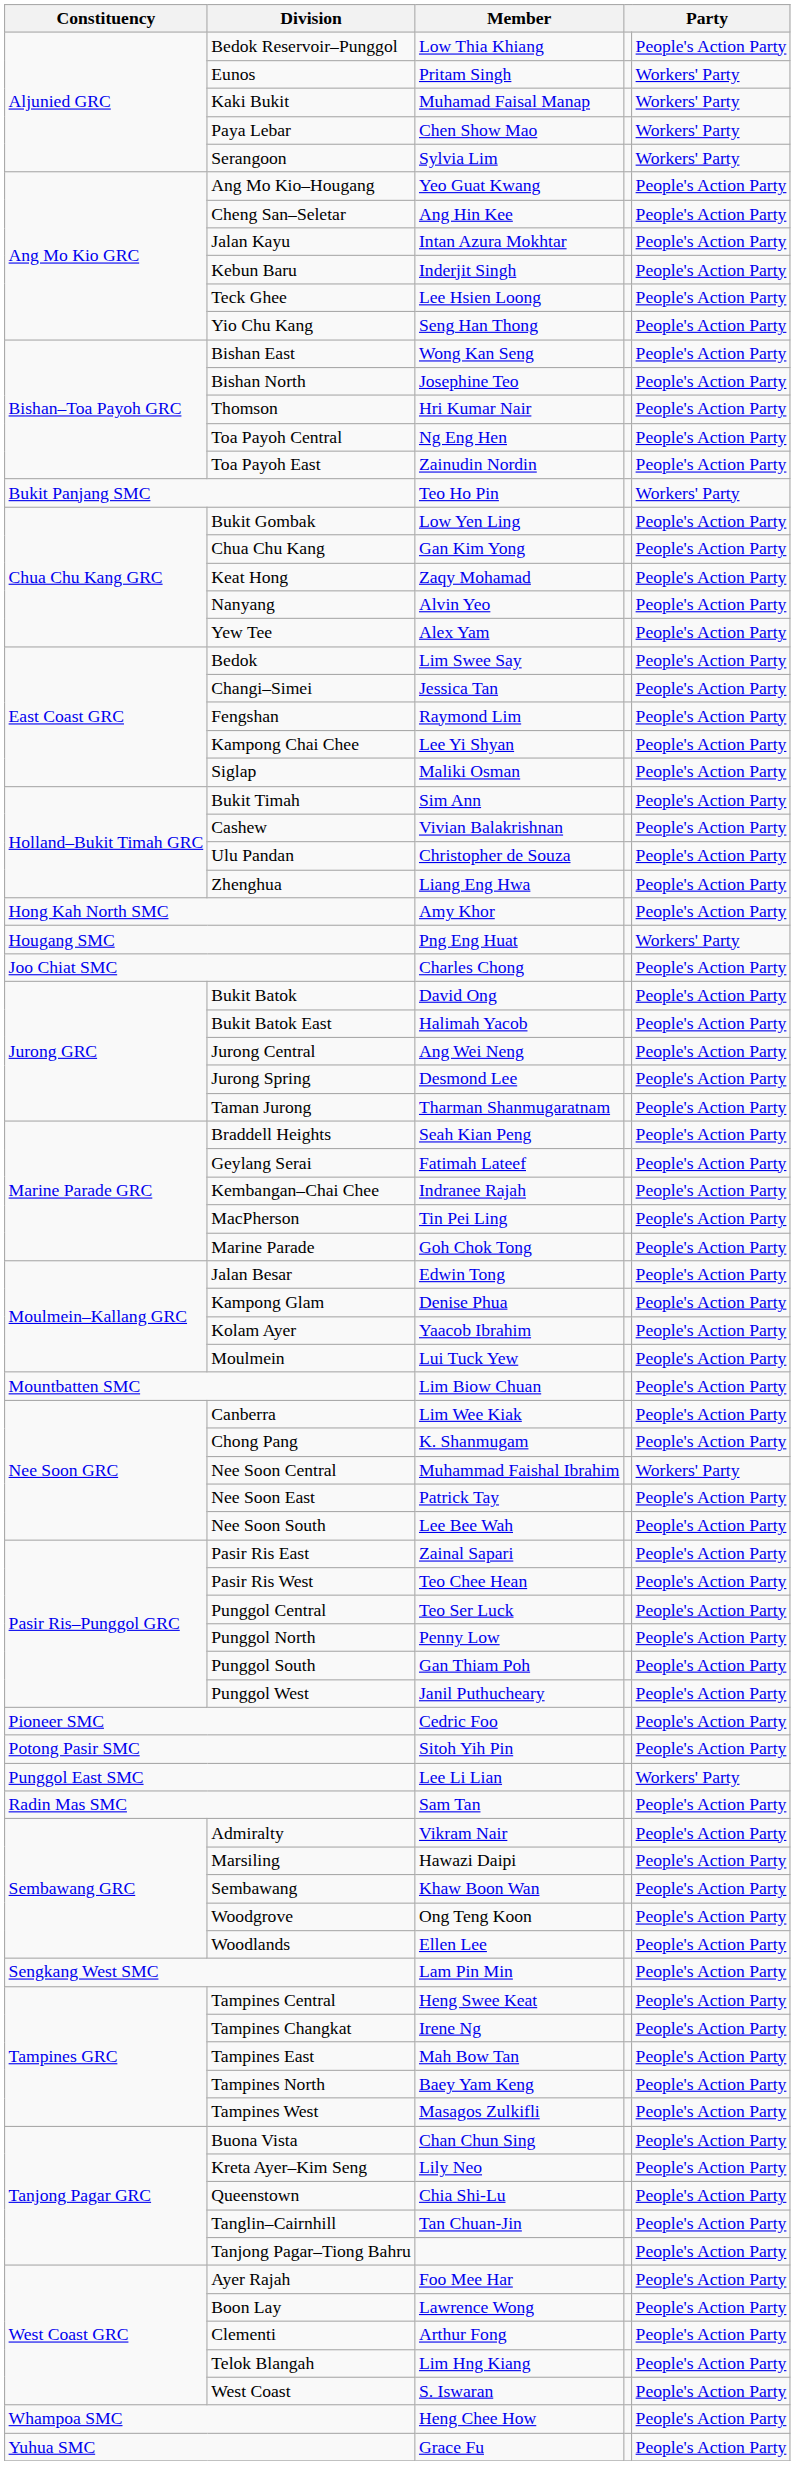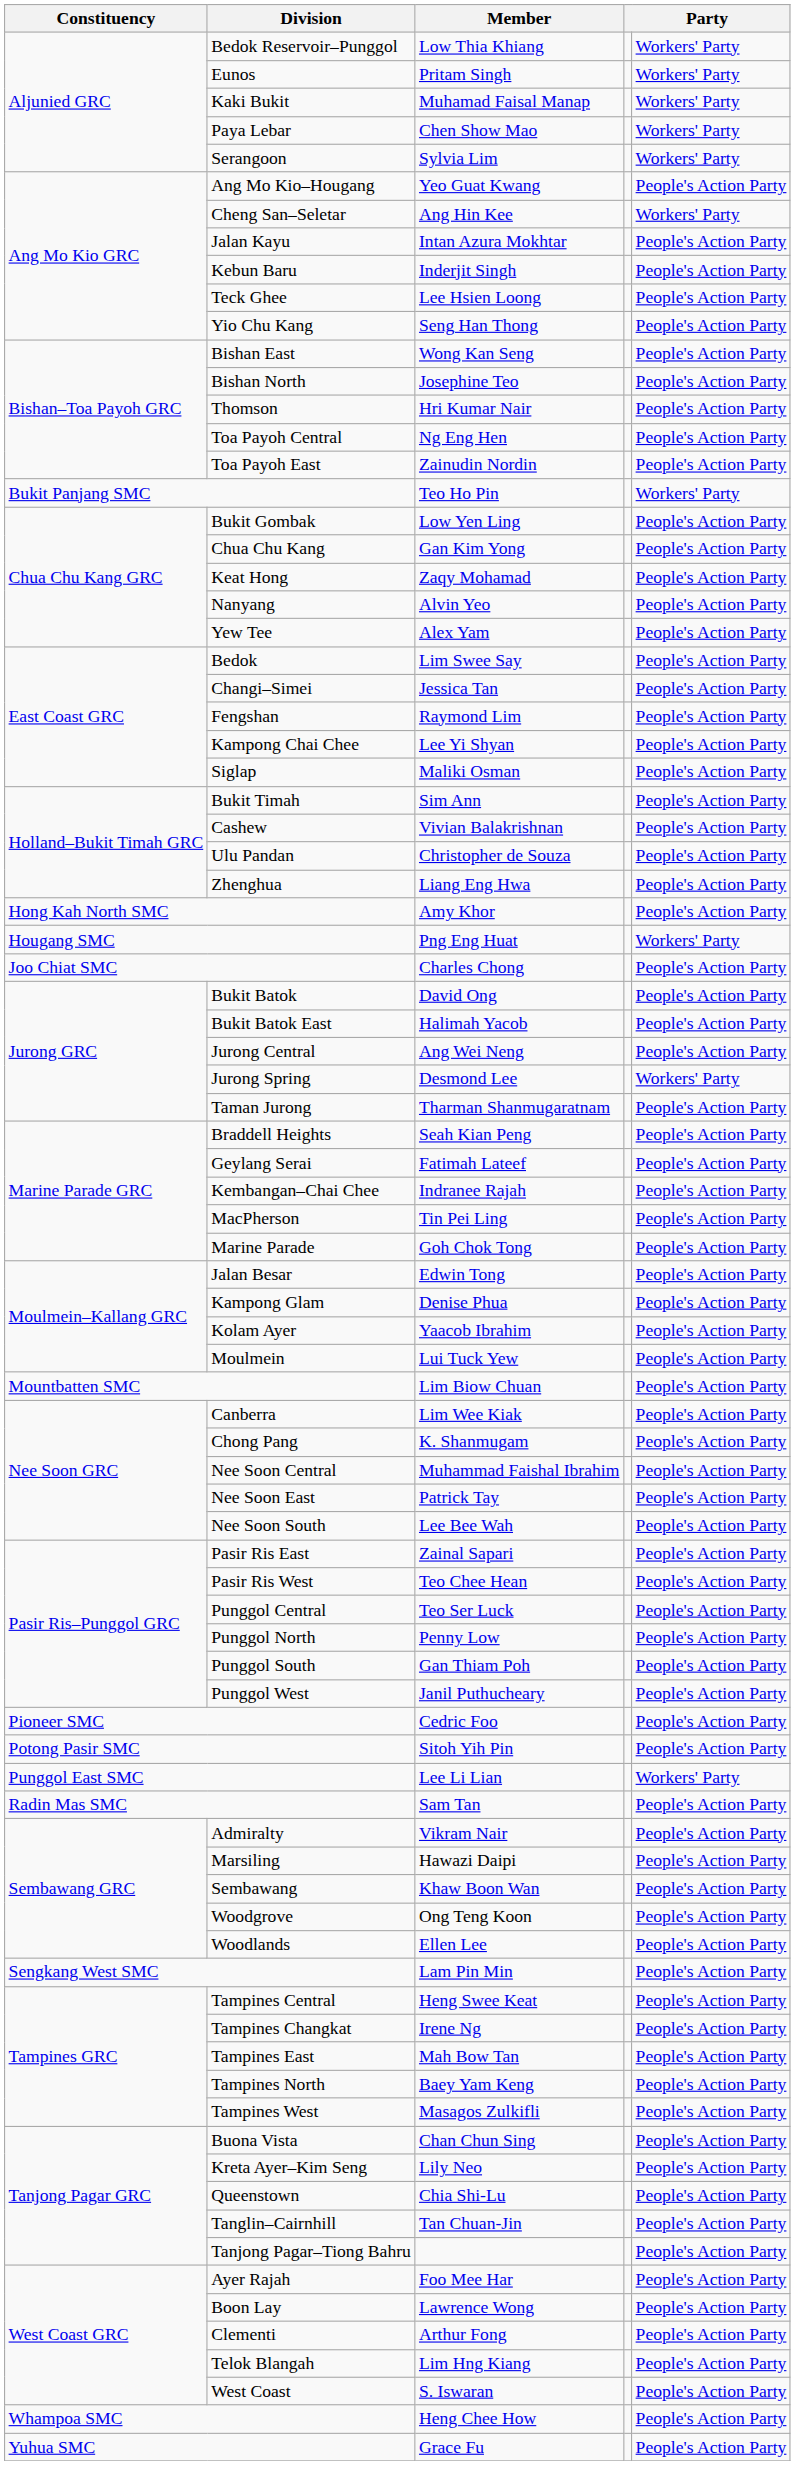(711, 46) People's Action Party -> (688, 46) Workers' Party
(711, 213) People's Action Party -> (688, 213) Workers' Party
(711, 1079) People's Action Party -> (688, 1079) Workers' Party
(688, 1469) Workers' Party -> (711, 1469) People's Action Party
